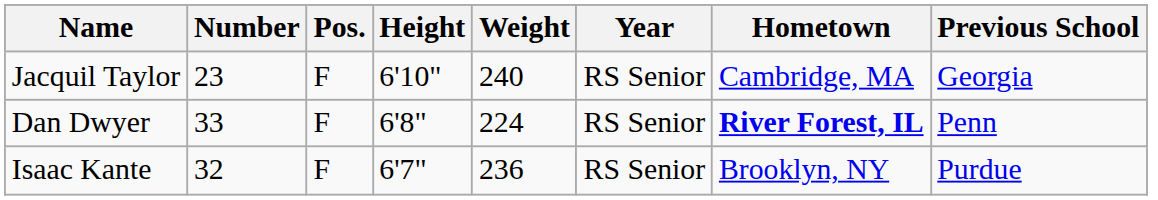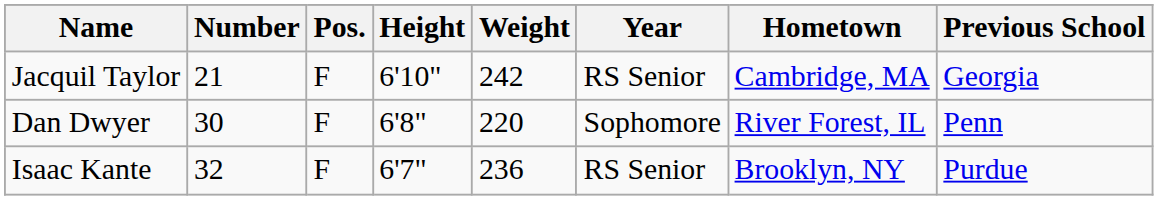(209, 75) 23 -> (209, 75) 21
(501, 75) 240 -> (501, 75) 242
(209, 122) 33 -> (209, 122) 30
(501, 122) 224 -> (501, 122) 220
(644, 122) RS Senior -> (652, 122) Sophomore
(821, 122) bold -> (830, 122) normal
